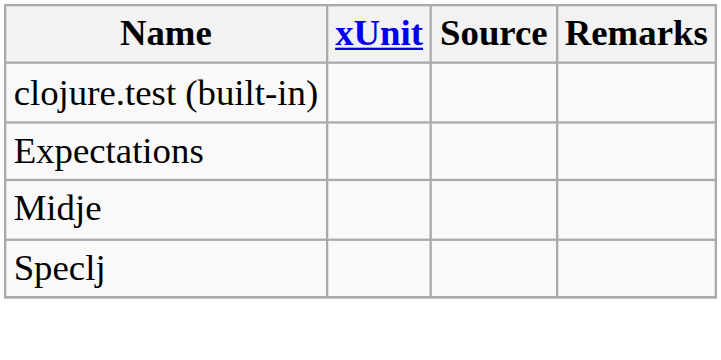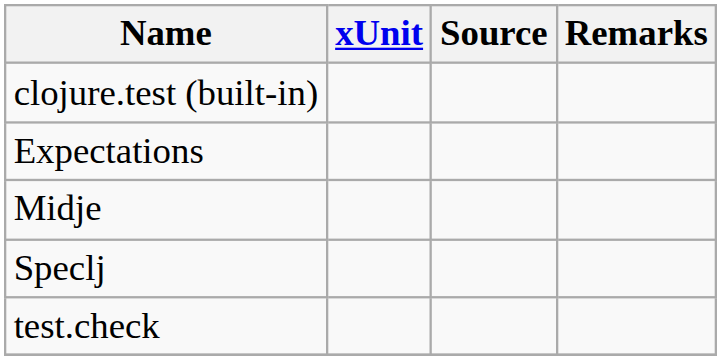+ row: (87, 325)
